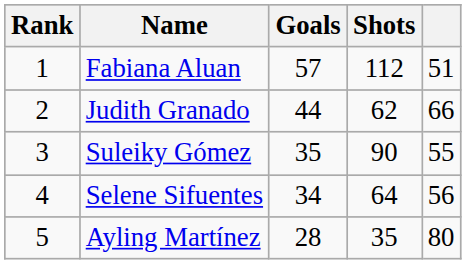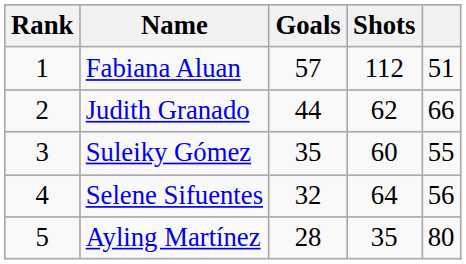(384, 152) 90 -> (384, 152) 60
(308, 195) 34 -> (308, 195) 32
